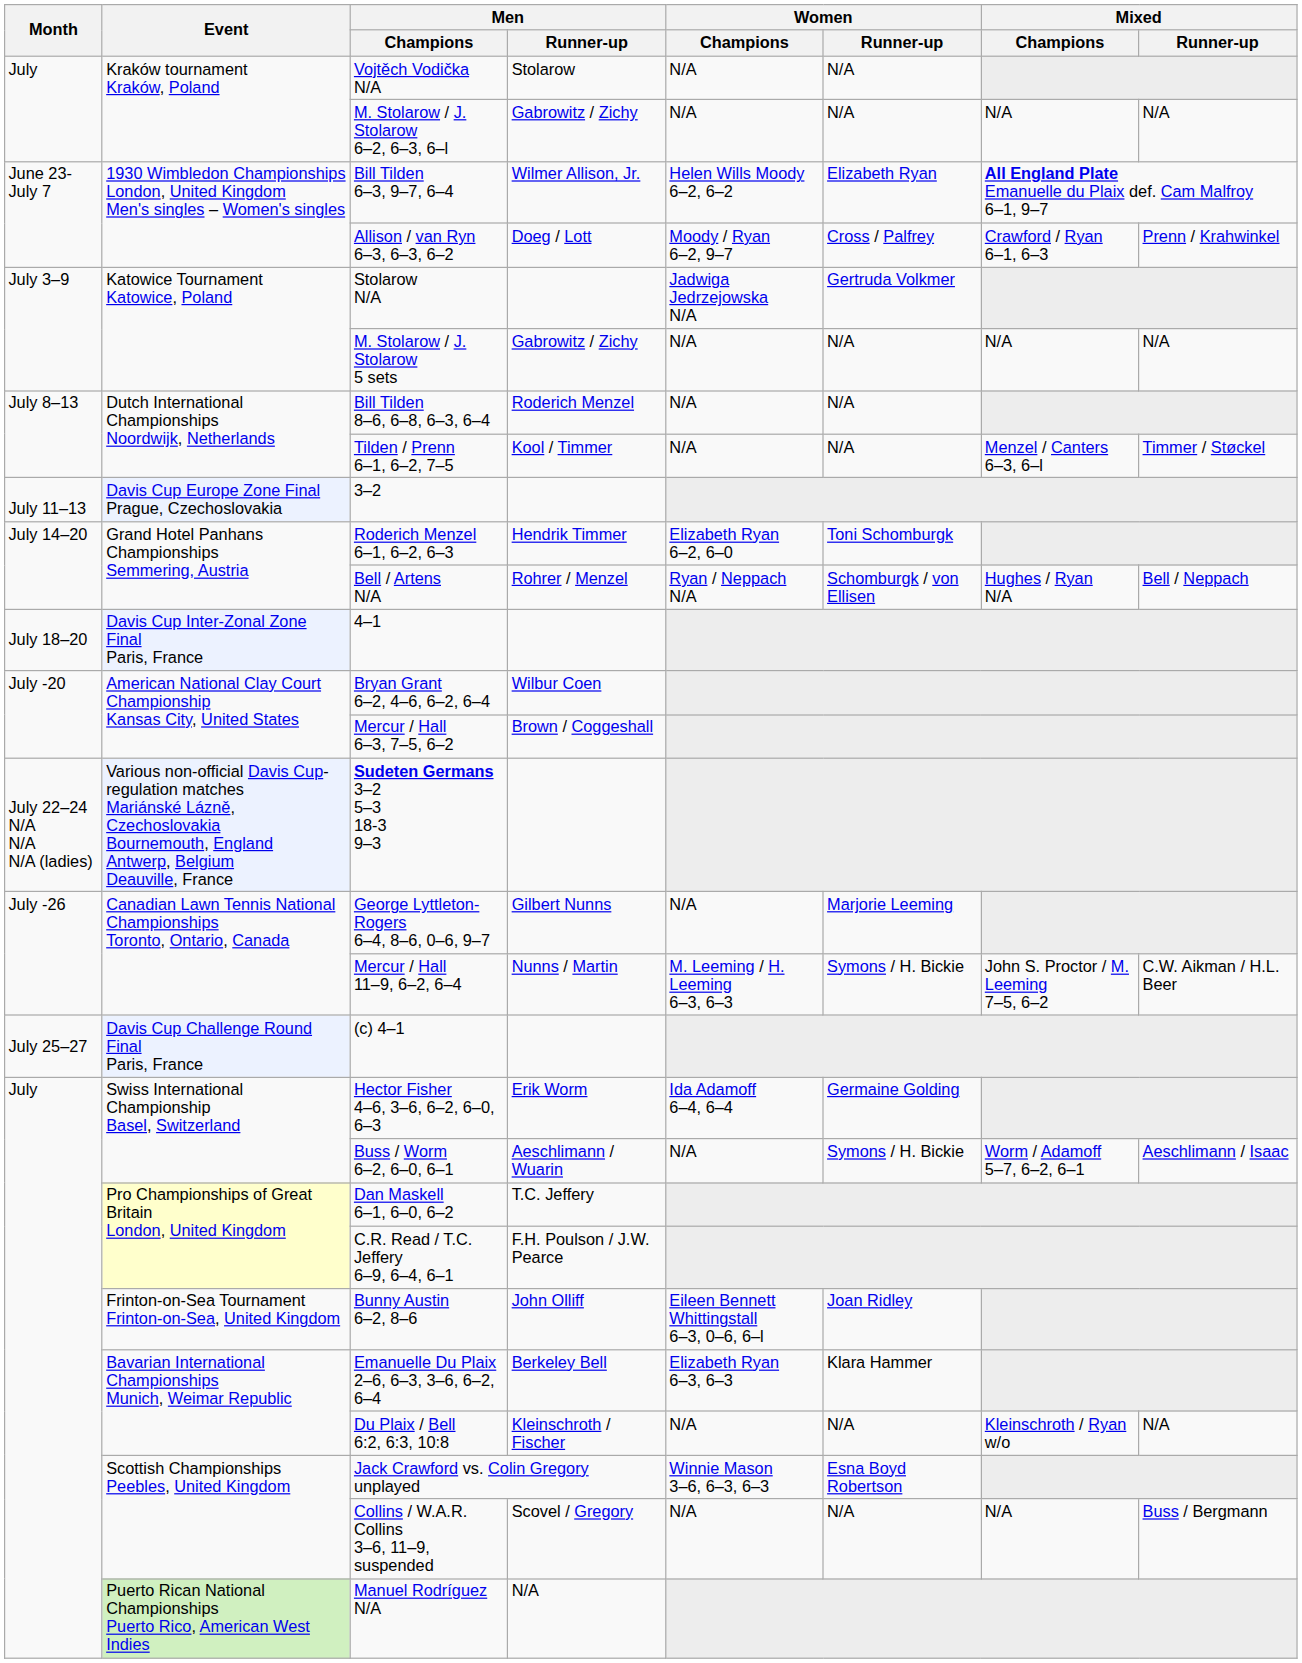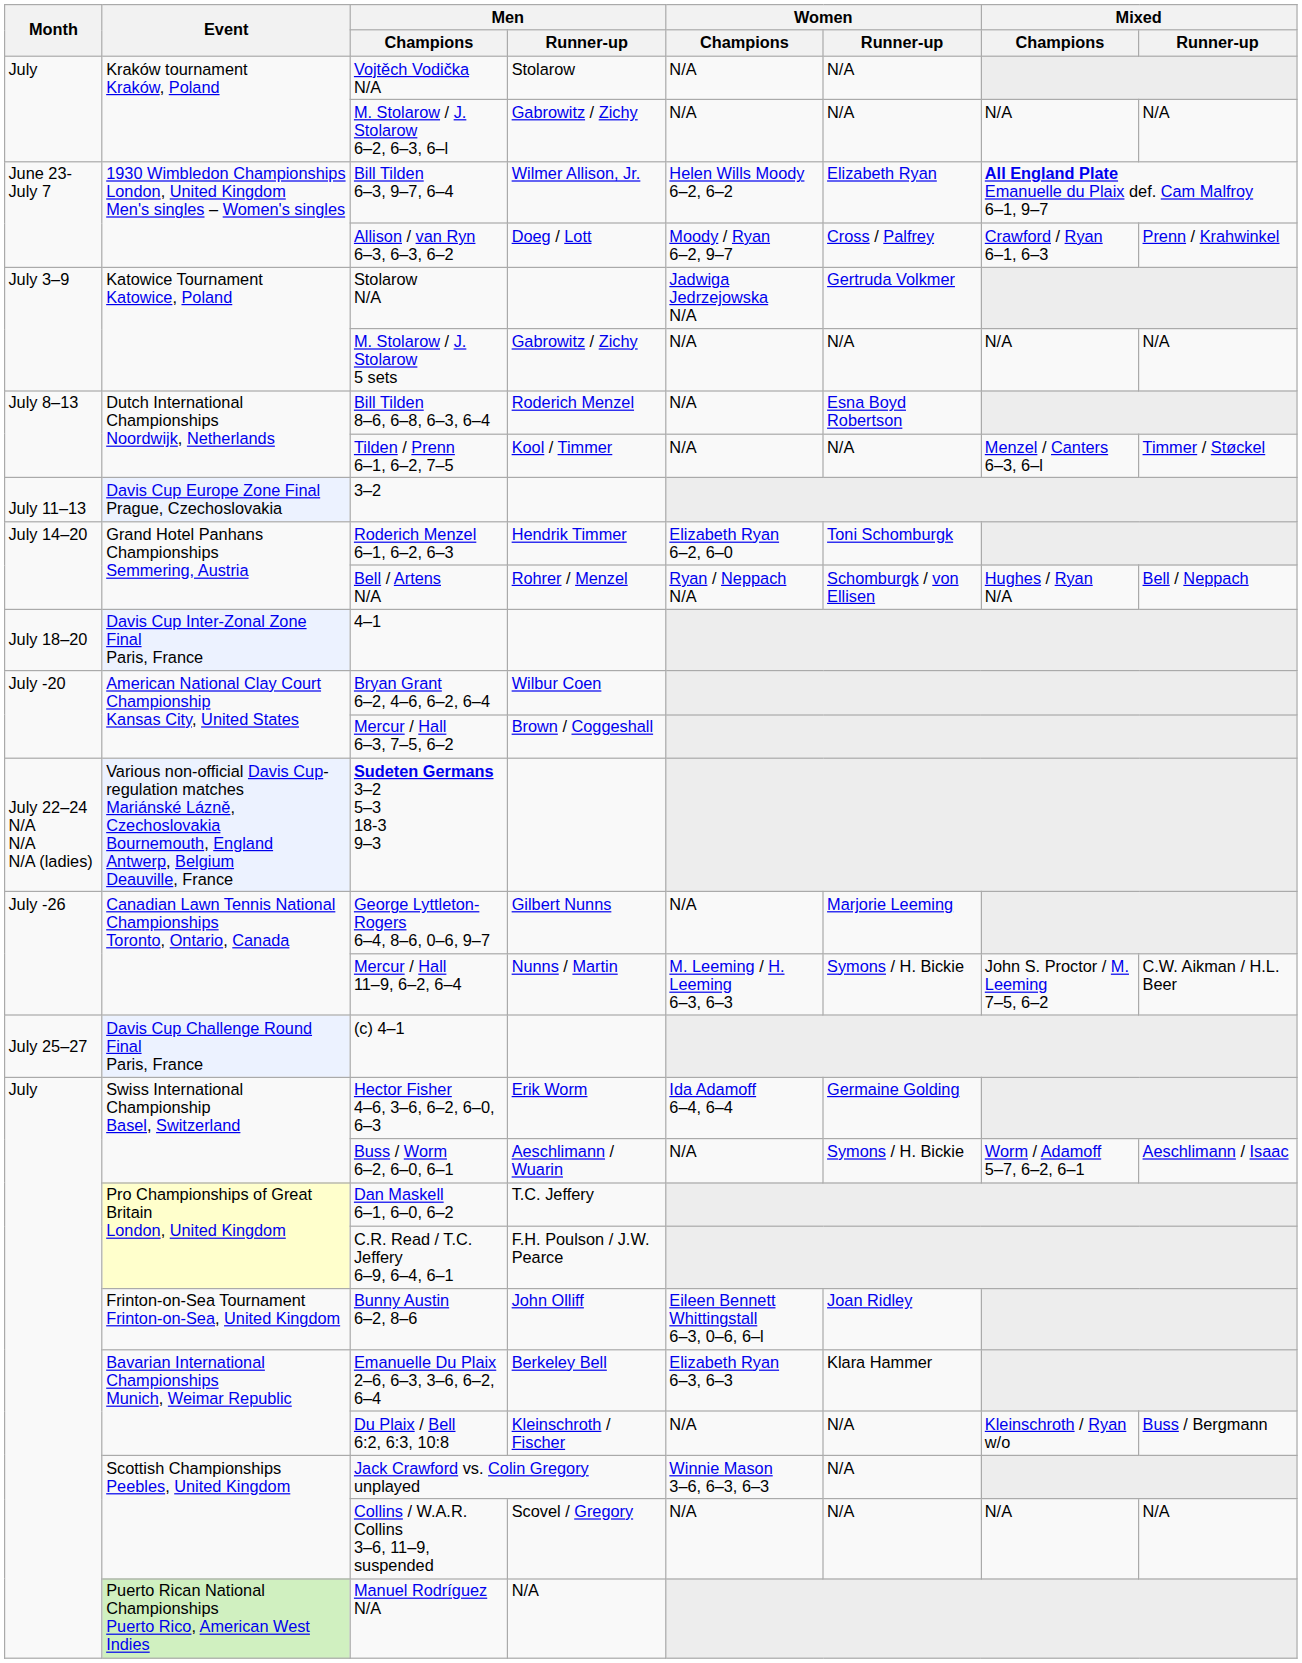(841, 403) N/A -> (867, 412) Esna Boyd Robertson
(1156, 1424) N/A -> (1205, 1424) Buss / Bergmann
(867, 1477) Esna Boyd Robertson -> (841, 1468) N/A
(1205, 1511) Buss / Bergmann -> (1156, 1511) N/A
